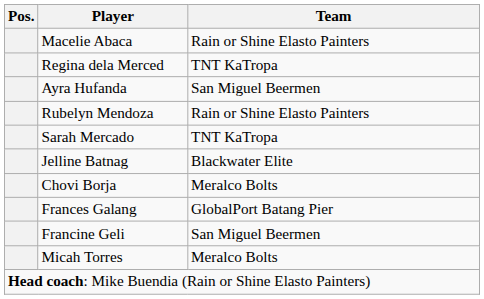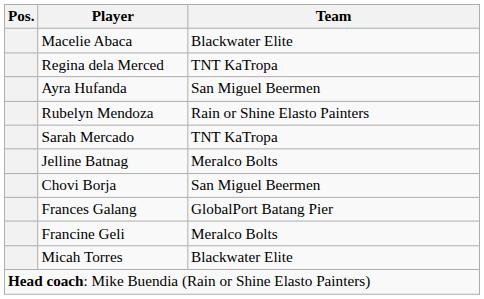(280, 40) Rain or Shine Elasto Painters -> (242, 40) Blackwater Elite
(242, 161) Blackwater Elite -> (234, 161) Meralco Bolts
(234, 185) Meralco Bolts -> (256, 185) San Miguel Beermen
(256, 233) San Miguel Beermen -> (234, 233) Meralco Bolts
(234, 257) Meralco Bolts -> (242, 257) Blackwater Elite
